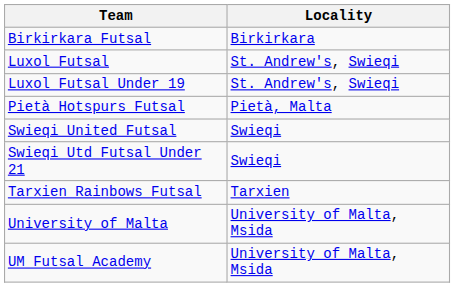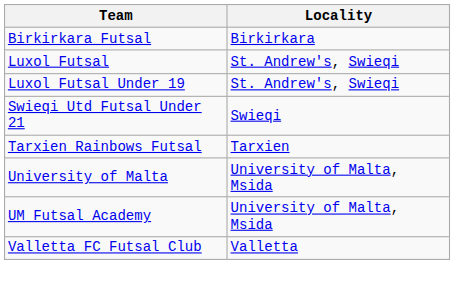- row: (96, 108)
- row: (92, 130)
+ row: (105, 248)
